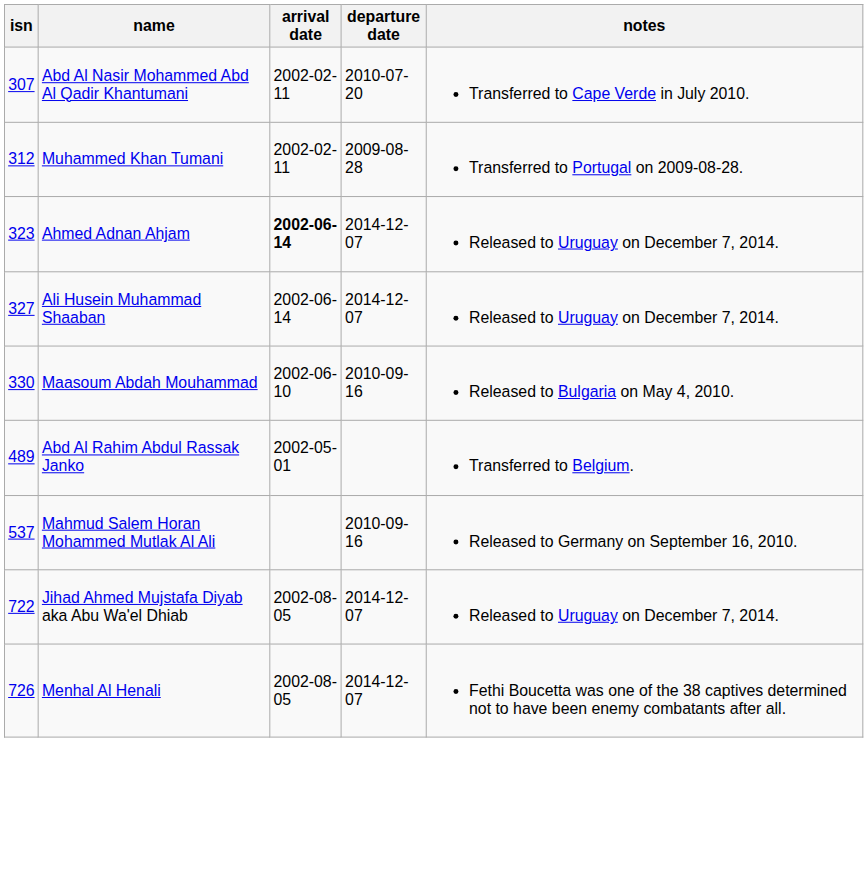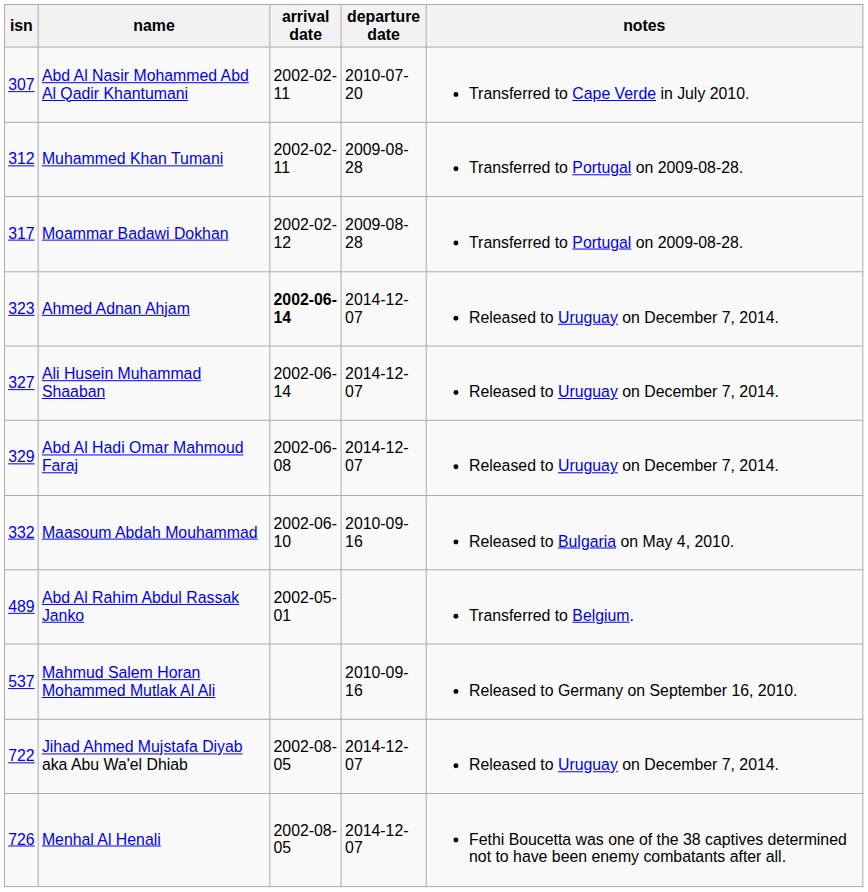+ row: (135, 233)
+ row: (143, 457)
(21, 383) 330 -> (21, 532) 332
